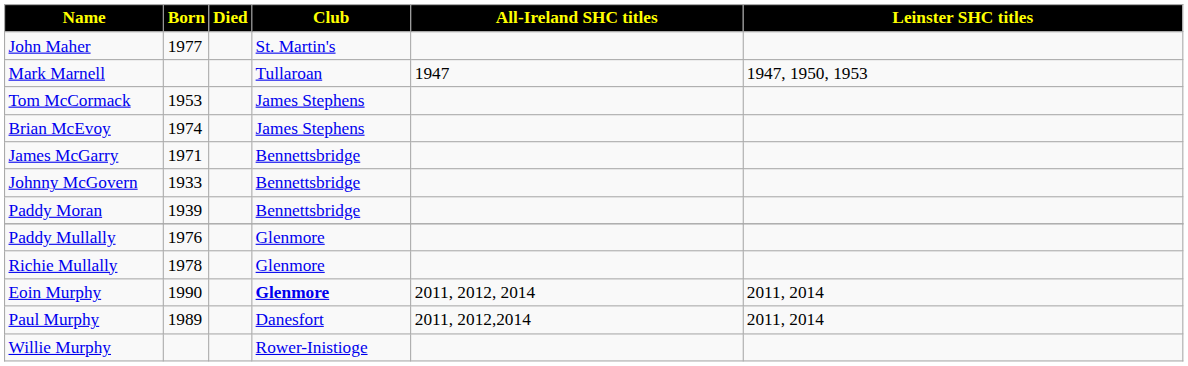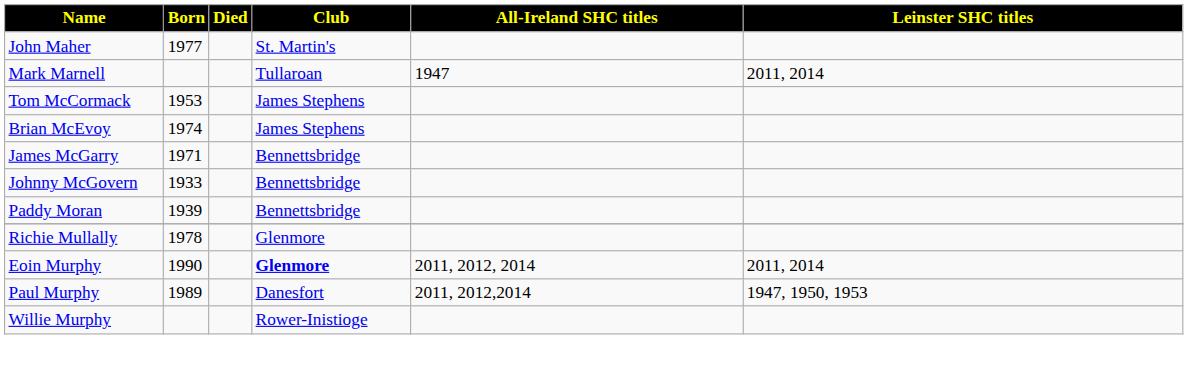(807, 73) 1947, 1950, 1953 -> (785, 73) 2011, 2014
- row: (62, 237)
(785, 319) 2011, 2014 -> (807, 292) 1947, 1950, 1953
